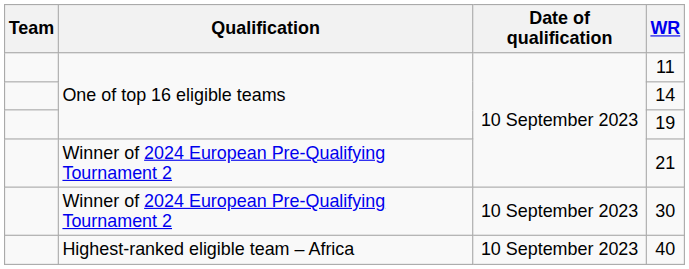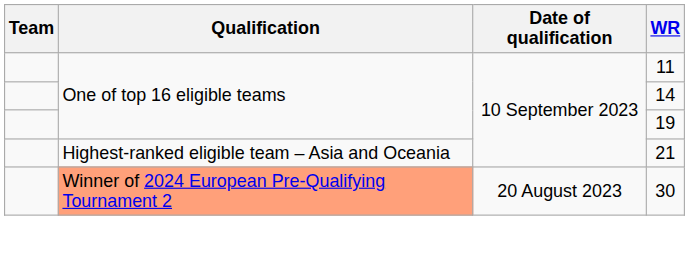(224, 162) Winner of 2024 European Pre-Qualifying Tournament 2 -> (256, 152) Highest-ranked eligible team – Asia and Oceania
(224, 211) no background -> (224, 191) lightsalmon background
(560, 211) 10 September 2023 -> (560, 191) 20 August 2023
- row: (665, 249)
